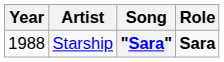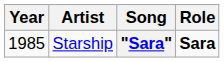(27, 43) 1988 -> (27, 43) 1985
